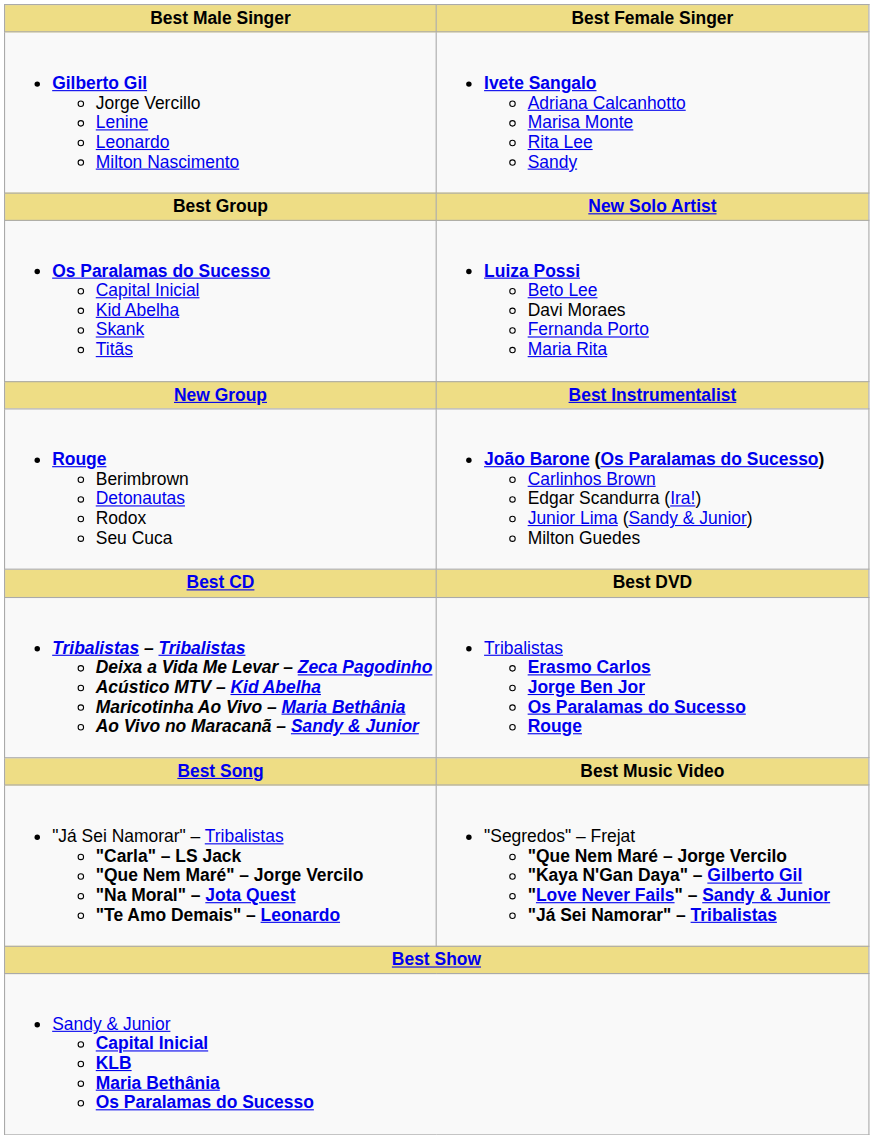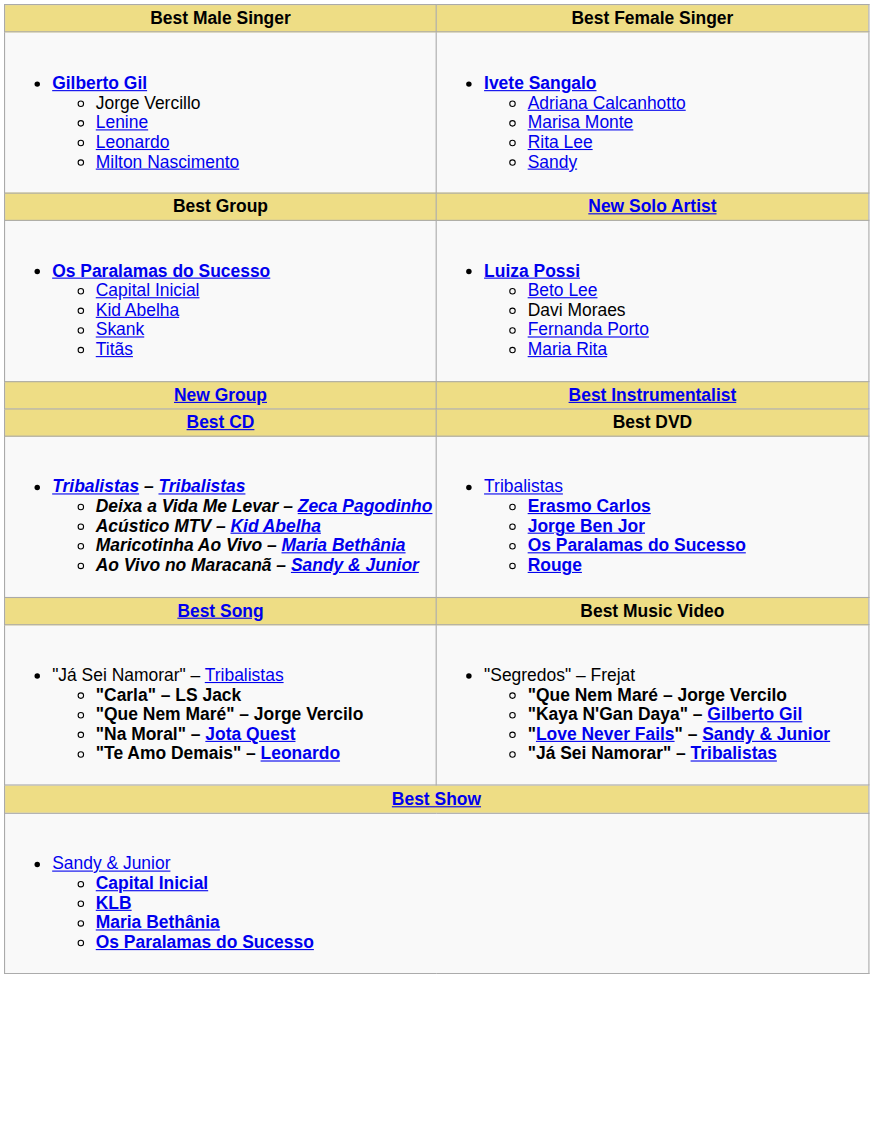- row: (221, 499)
